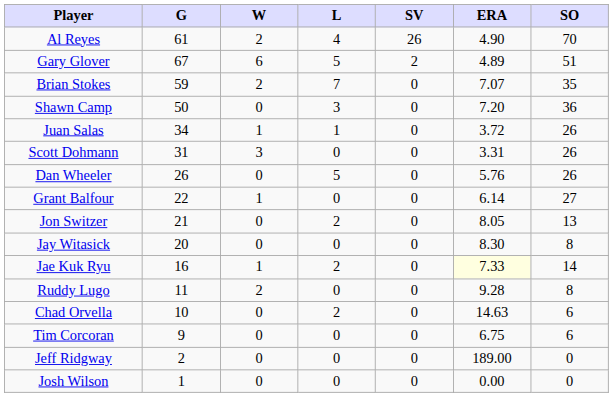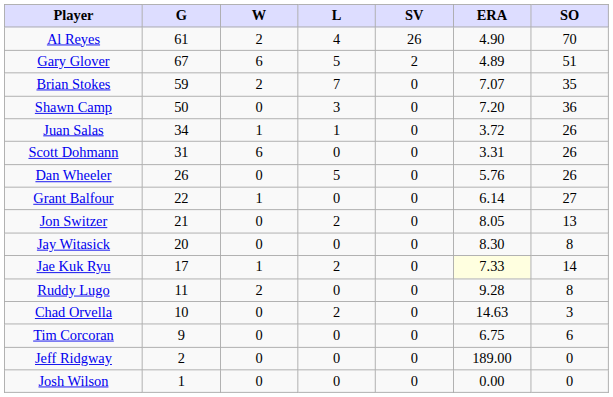(259, 152) 3 -> (259, 152) 6
(181, 267) 16 -> (181, 267) 17
(570, 312) 6 -> (570, 312) 3
